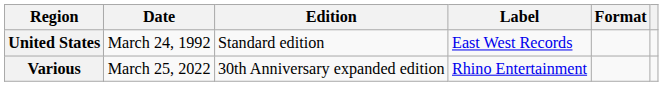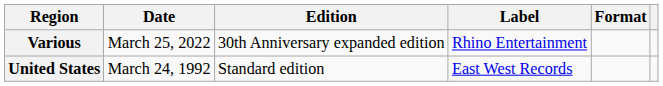rows swapped: (54, 42) <-> (54, 68)
